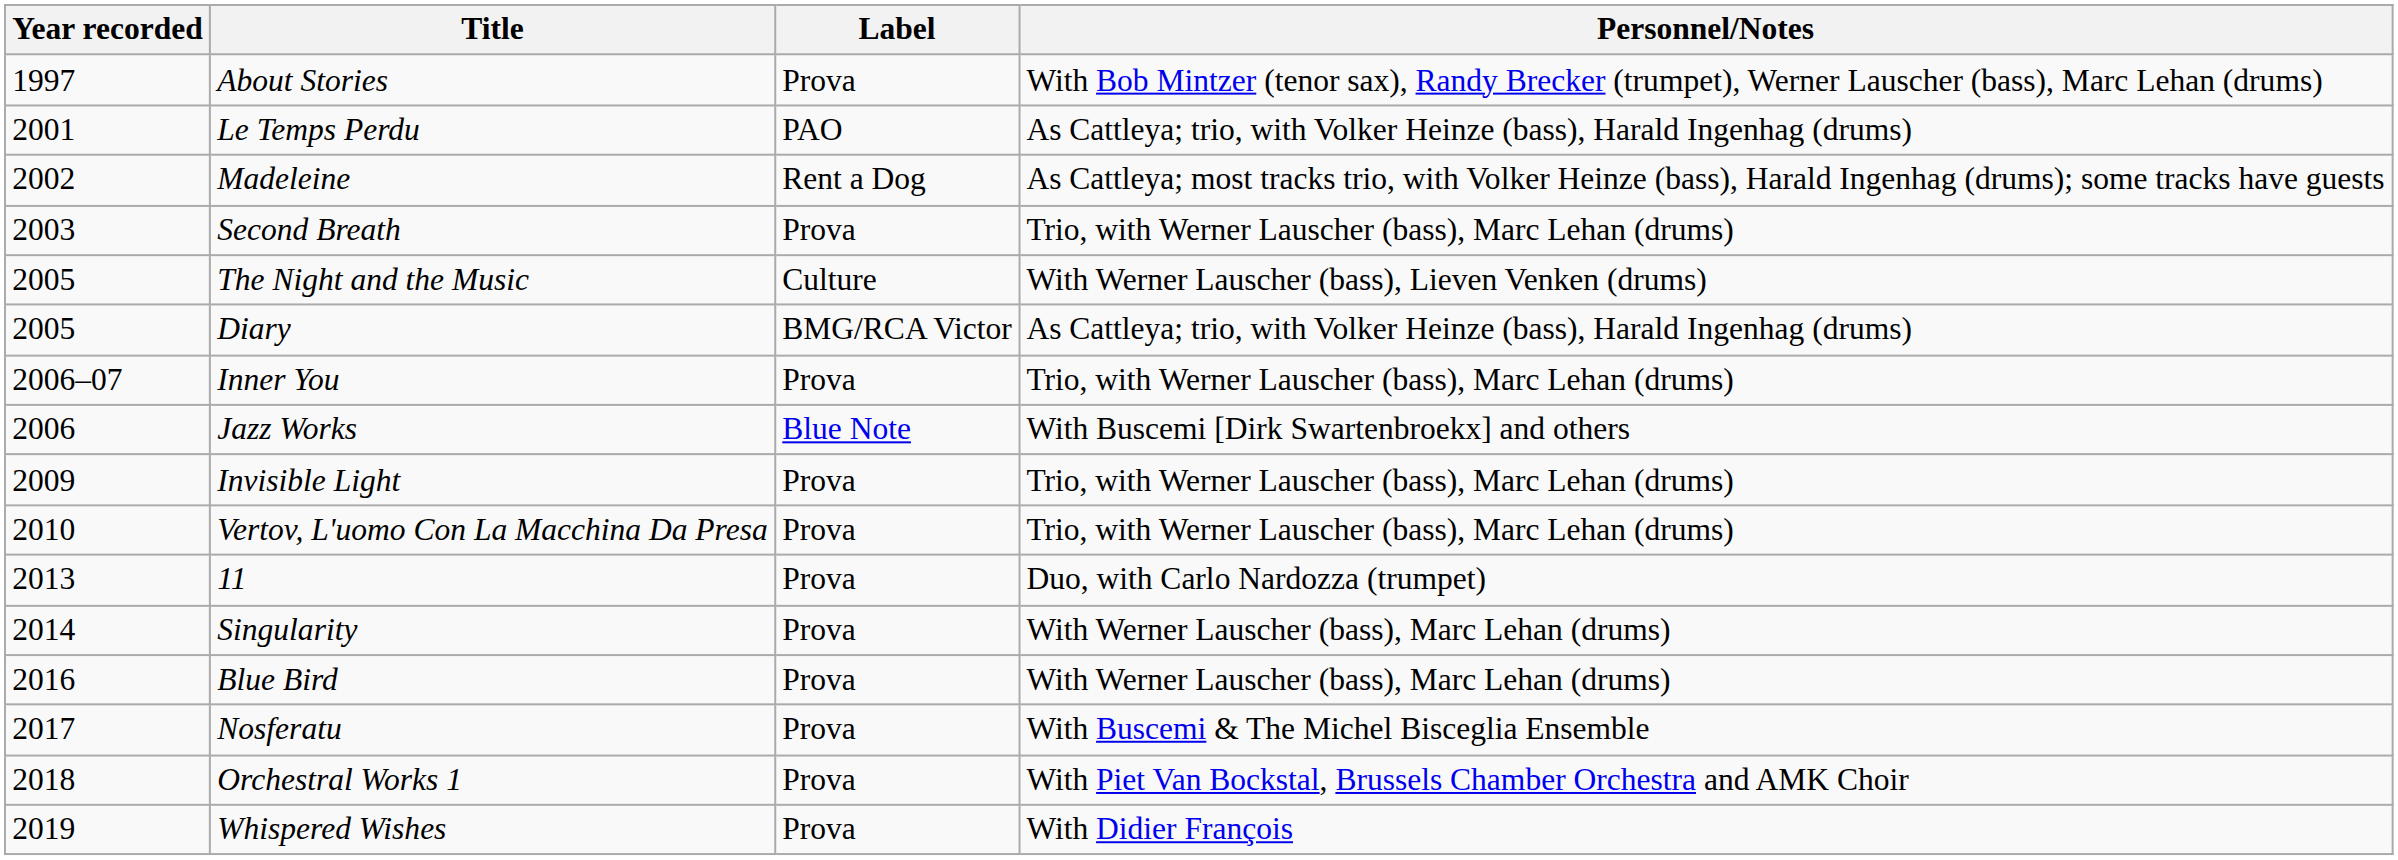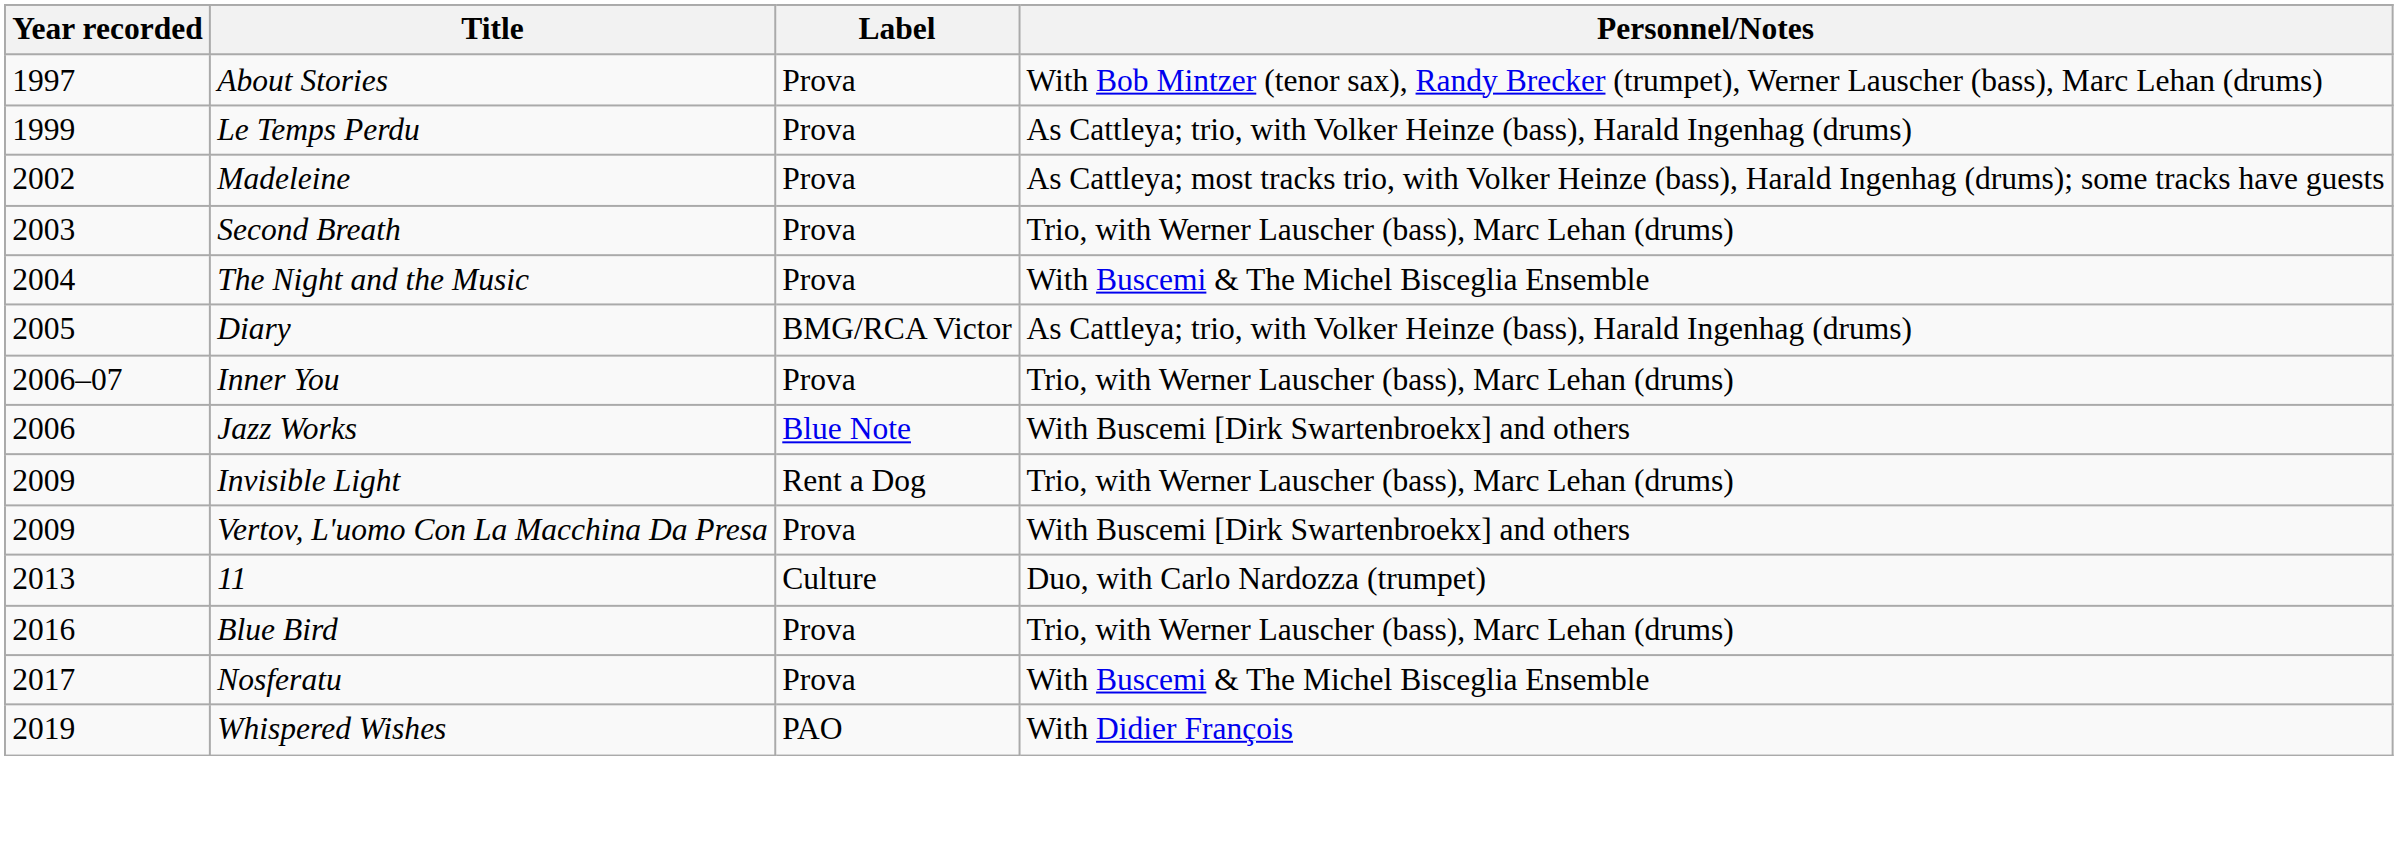(44, 129) 2001 -> (44, 129) 1999
(812, 129) PAO -> (819, 129) Prova
(854, 179) Rent a Dog -> (819, 179) Prova
(44, 279) 2005 -> (44, 279) 2004
(830, 279) Culture -> (819, 279) Prova
(1367, 279) With Werner Lauscher (bass), Lieven Venken (drums) -> (1338, 279) With Buscemi & The Michel Bisceglia Ensemble
(819, 479) Prova -> (854, 479) Rent a Dog
(44, 529) 2010 -> (44, 529) 2009
(1380, 529) Trio, with Werner Lauscher (bass), Marc Lehan (drums) -> (1328, 529) With Buscemi [Dirk Swartenbroekx] and others
(819, 579) Prova -> (830, 579) Culture
- row: (287, 629)
(1348, 679) With Werner Lauscher (bass), Marc Lehan (drums) -> (1380, 629) Trio, with Werner Lauscher (bass), Marc Lehan (drums)
- row: (340, 779)
(819, 829) Prova -> (812, 729) PAO
